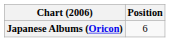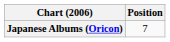(145, 28) 6 -> (145, 28) 7
